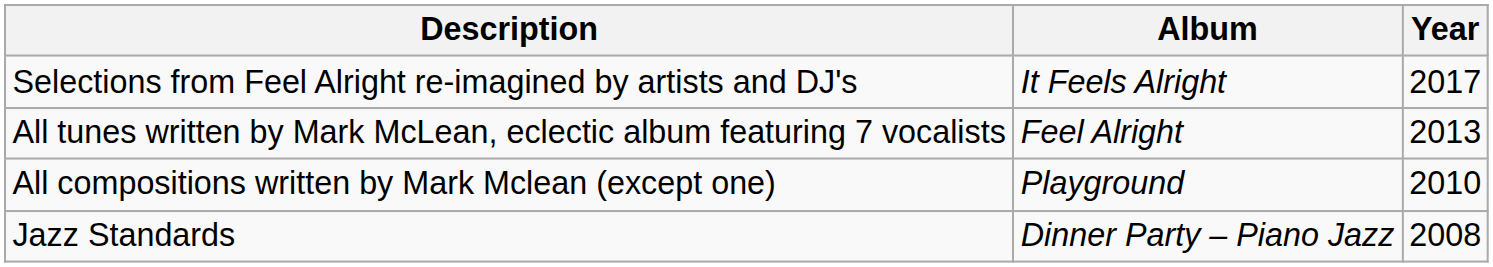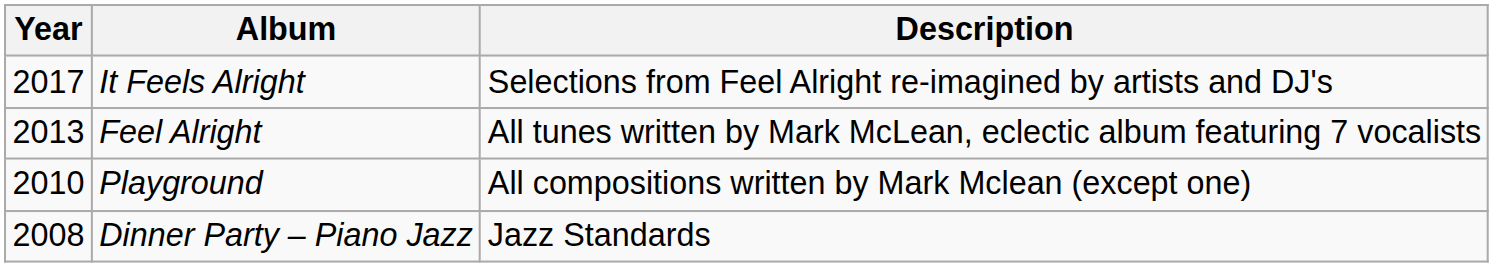columns swapped: (1445, 30) <-> (509, 30)
